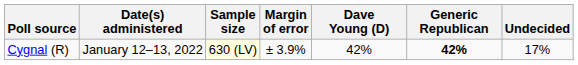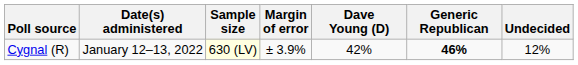(454, 49) 42% -> (454, 49) 46%
(537, 49) 17% -> (537, 49) 12%
